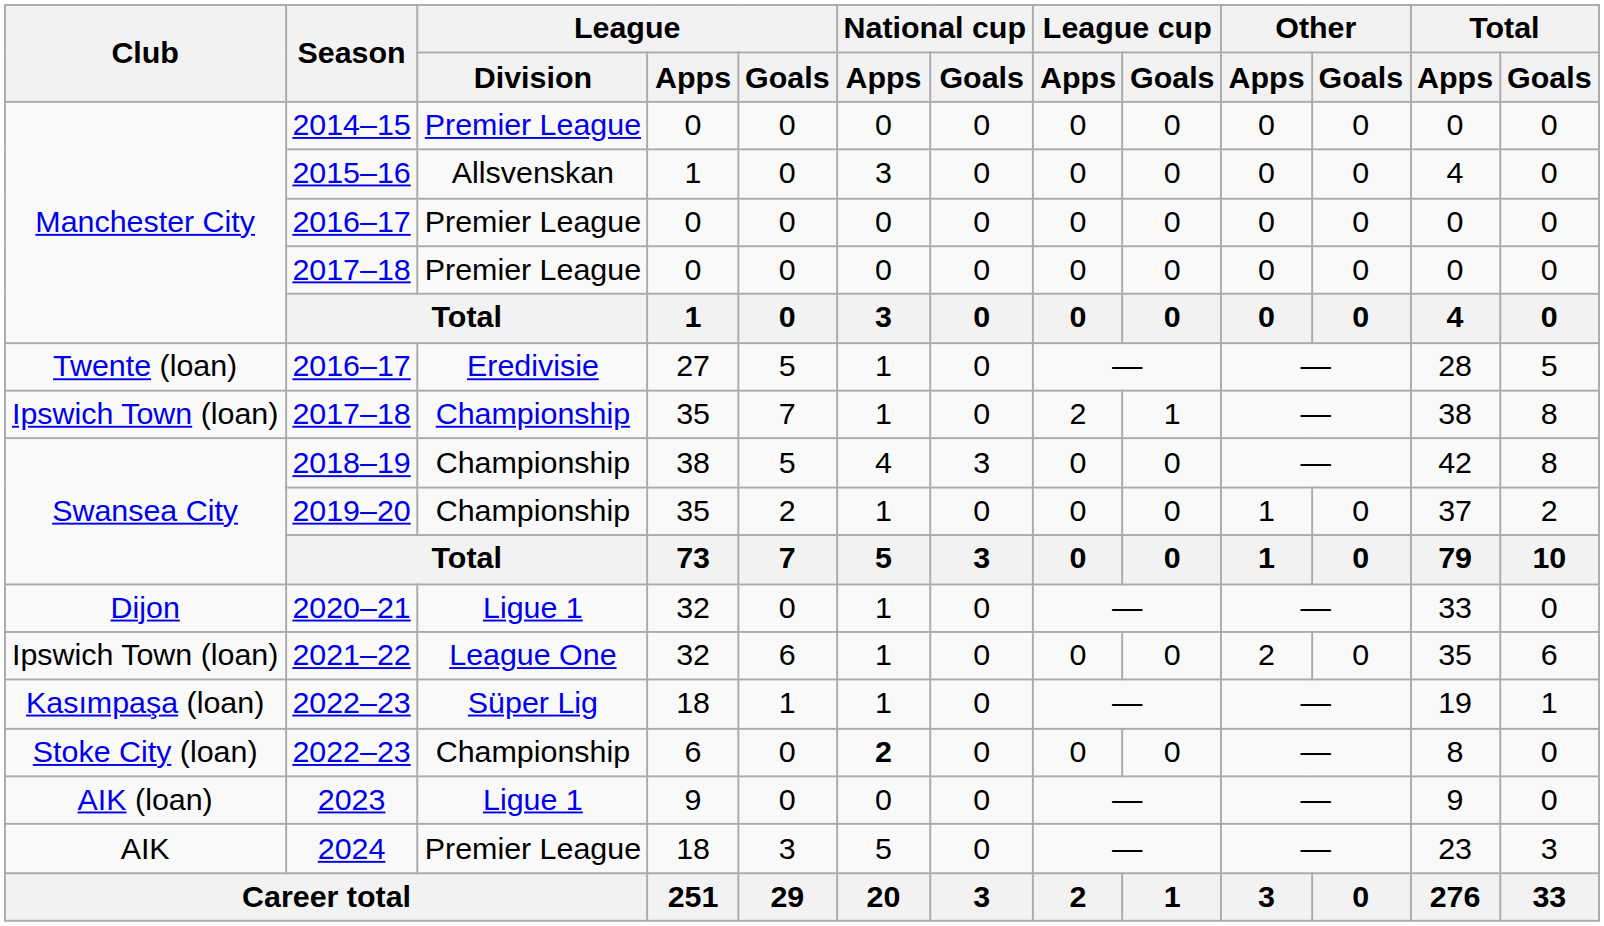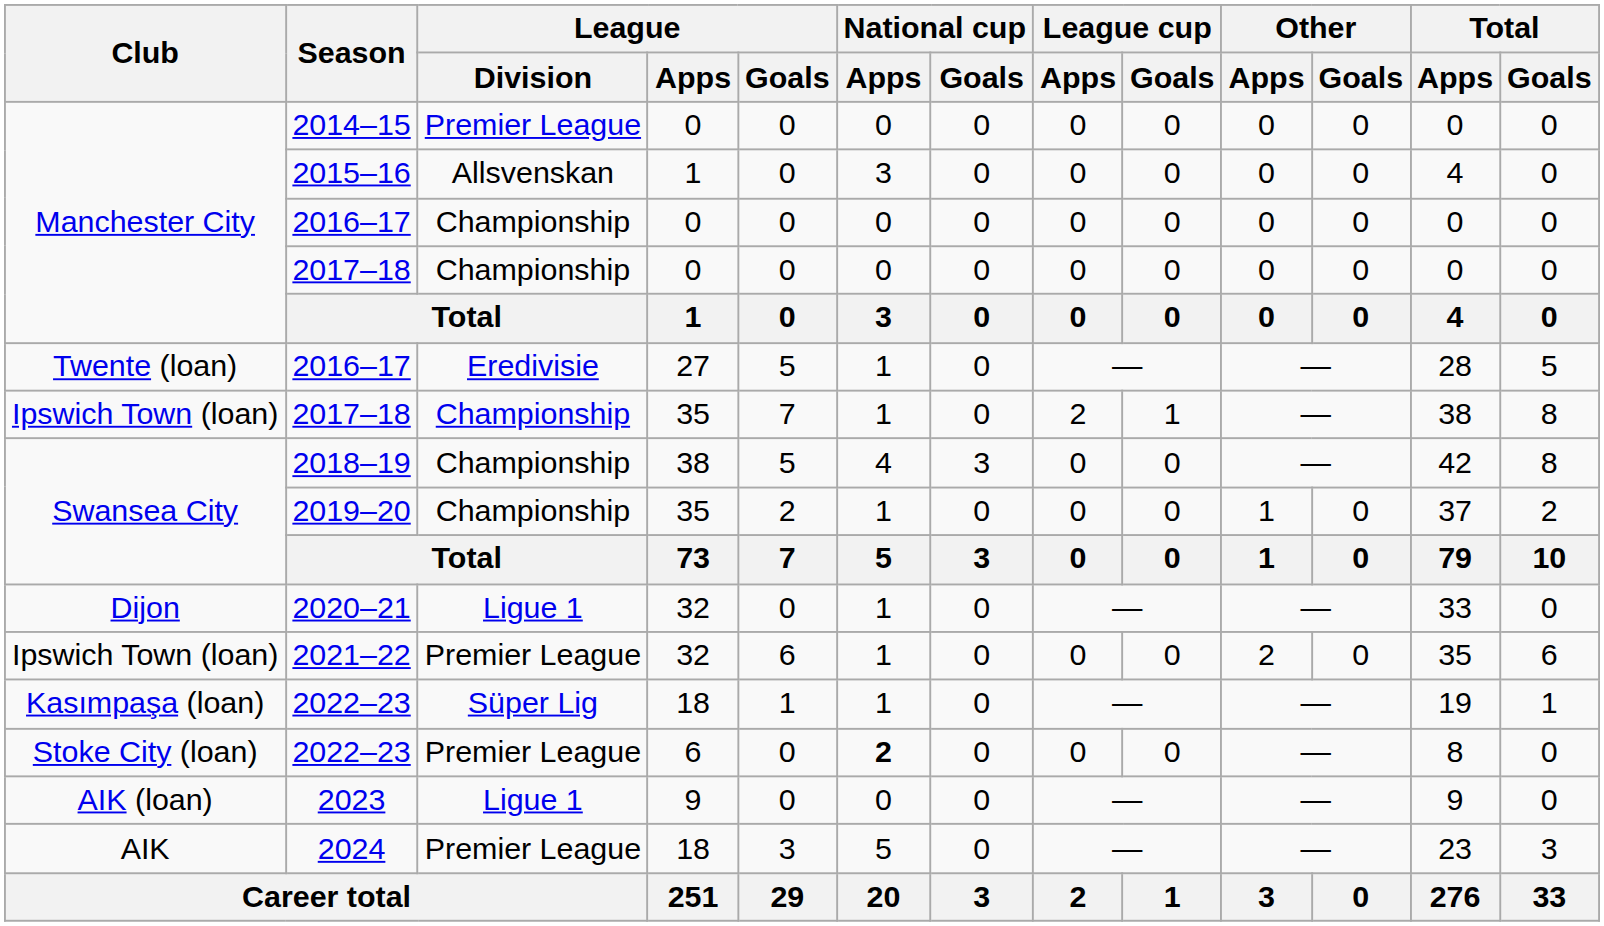(533, 221) Premier League -> (533, 221) Championship
(533, 269) Premier League -> (533, 269) Championship
(533, 655) League One -> (533, 655) Premier League
(533, 751) Championship -> (533, 751) Premier League
